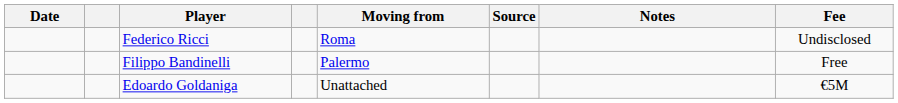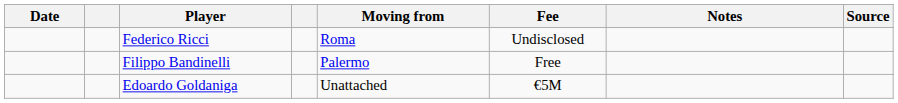columns swapped: (834, 16) <-> (514, 16)
